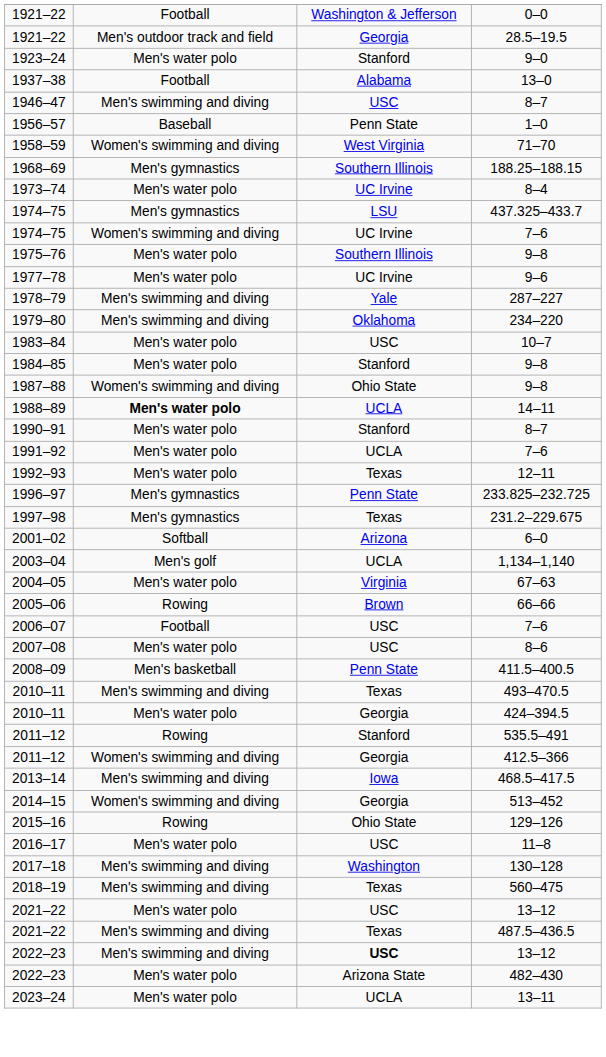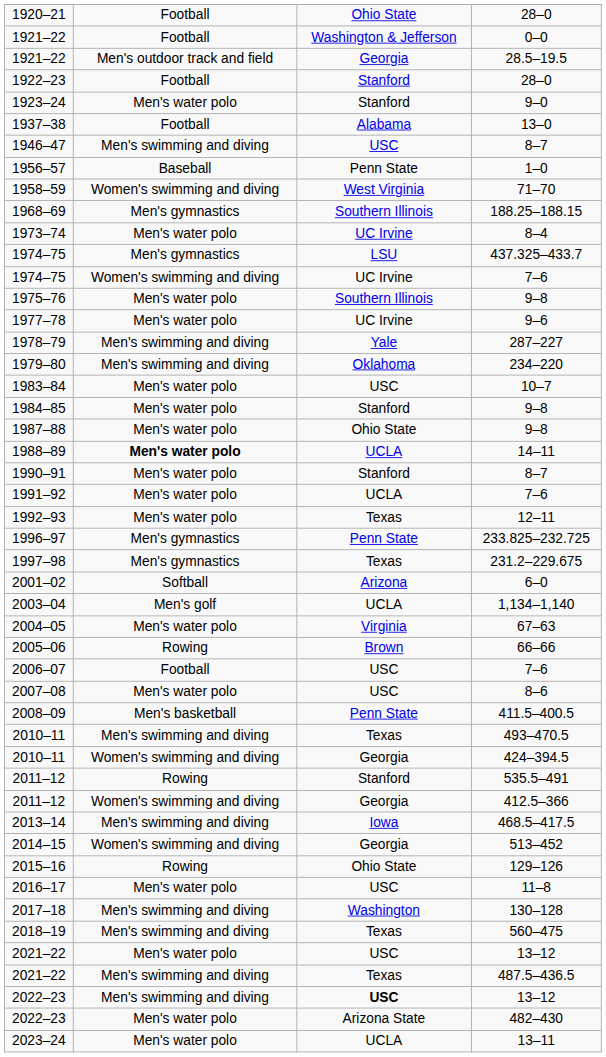+ row: (39, 15)
+ row: (39, 80)
(185, 386) Women's swimming and diving -> (185, 430) Men's water polo
(185, 713) Men's water polo -> (185, 757) Women's swimming and diving
